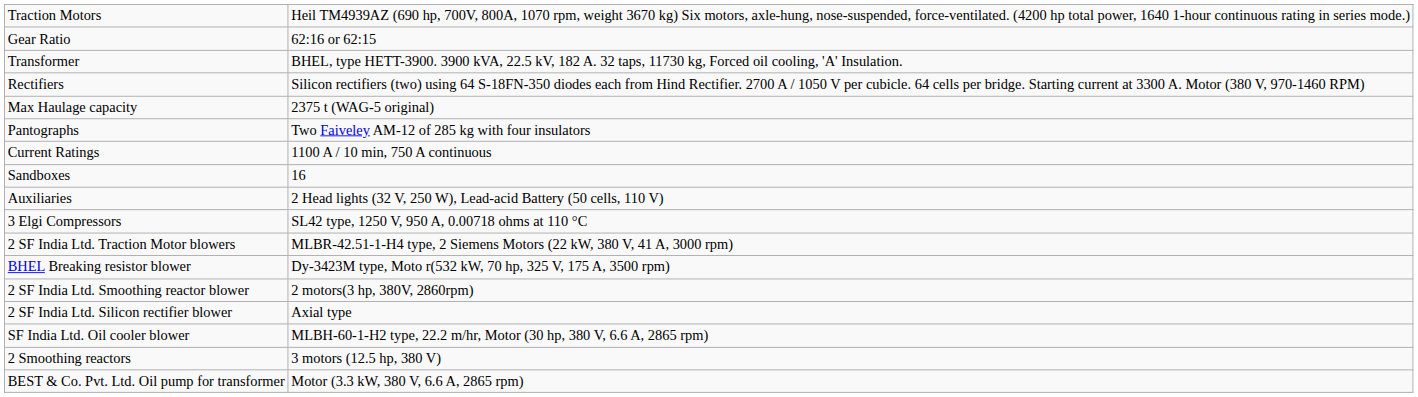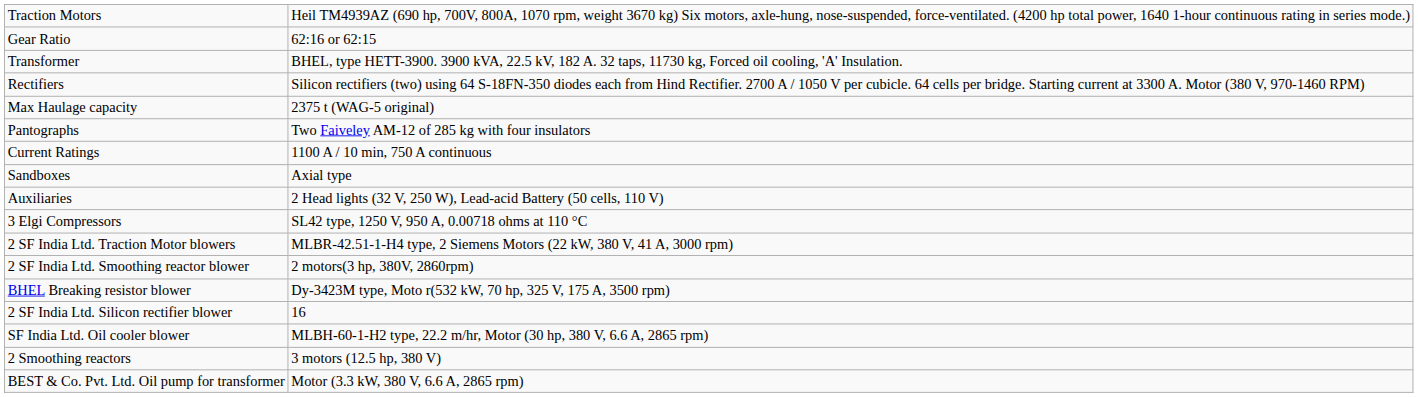(299, 175) 16 -> (322, 175) Axial type
rows swapped: (128, 289) <-> (99, 267)
(322, 312) Axial type -> (299, 312) 16
